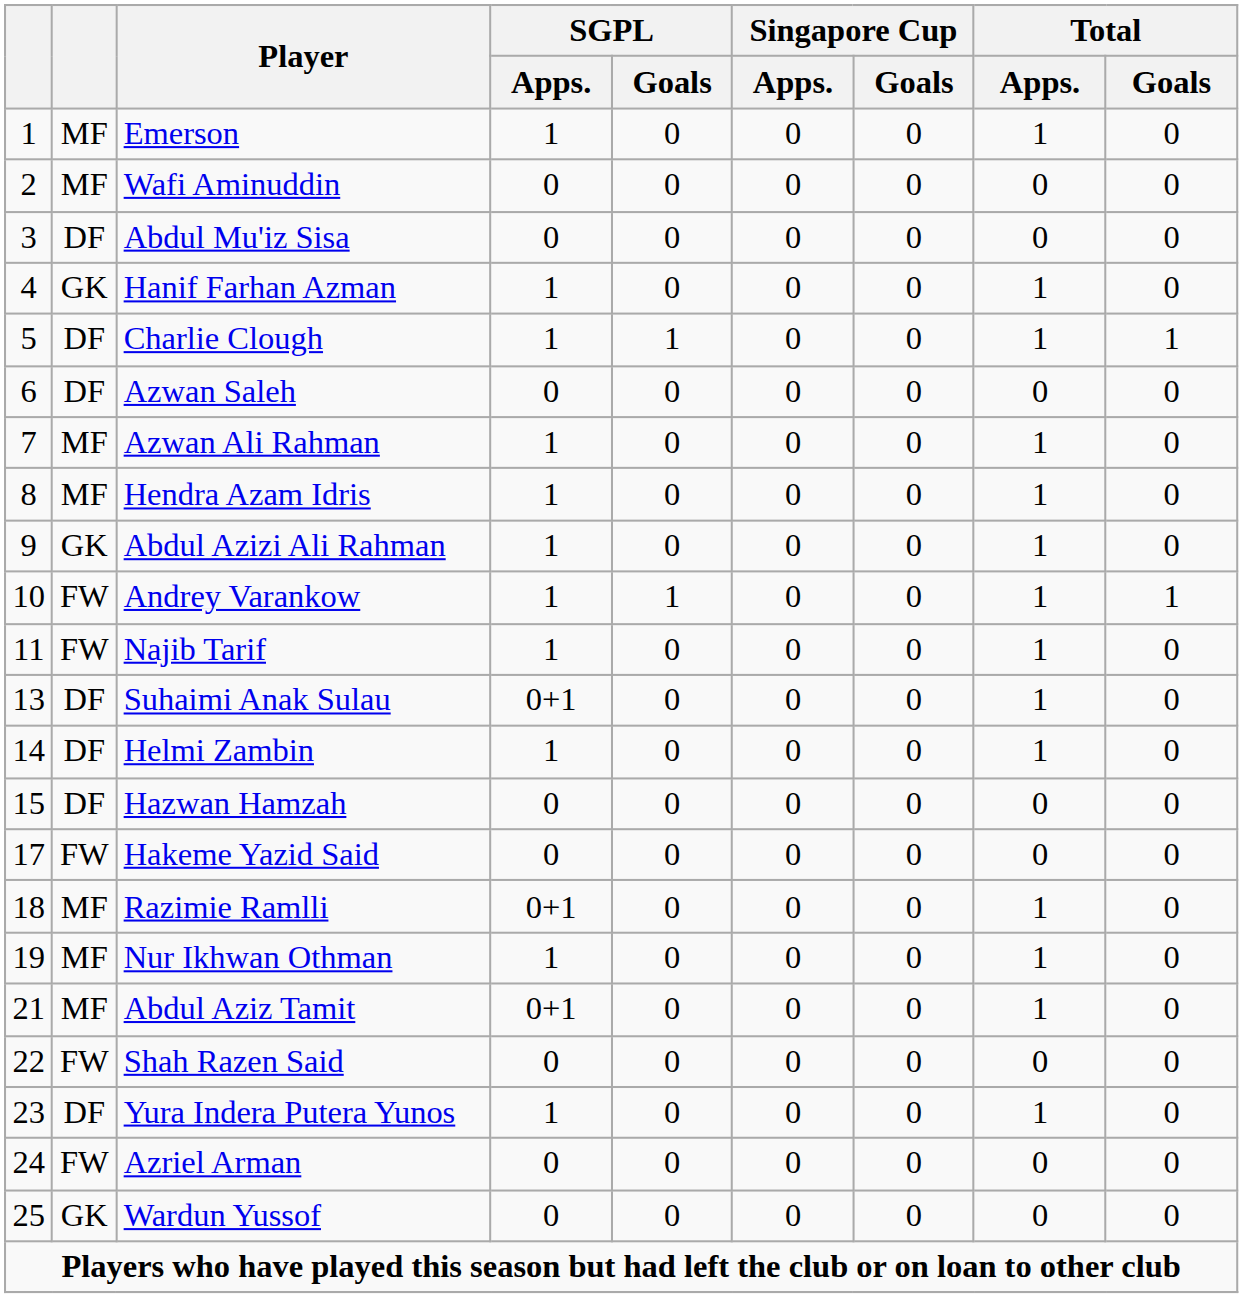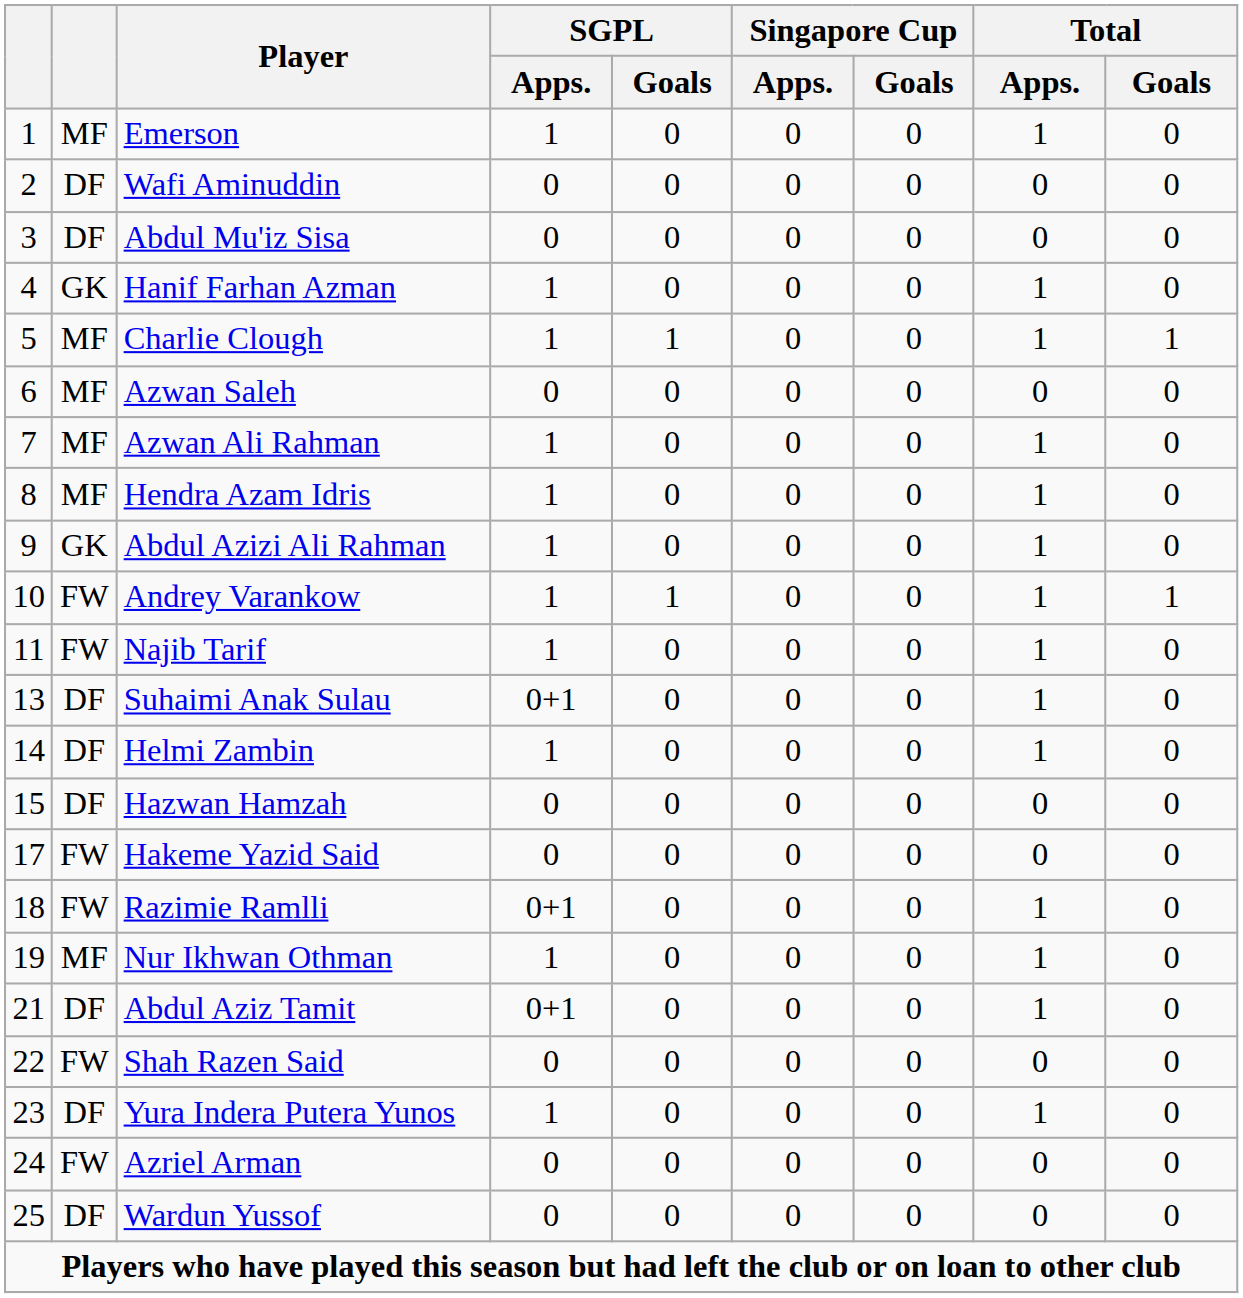(84, 184) MF -> (84, 184) DF
(84, 339) DF -> (84, 339) MF
(84, 390) DF -> (84, 390) MF
(84, 905) MF -> (84, 905) FW
(84, 1008) MF -> (84, 1008) DF
(84, 1215) GK -> (84, 1215) DF
